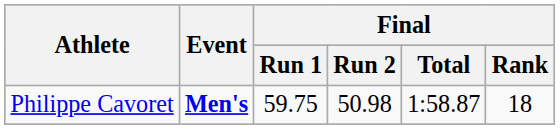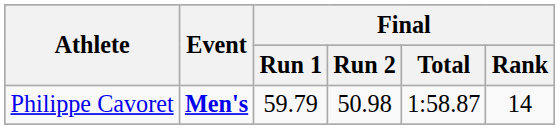(291, 104) 59.75 -> (291, 104) 59.79
(520, 104) 18 -> (520, 104) 14
